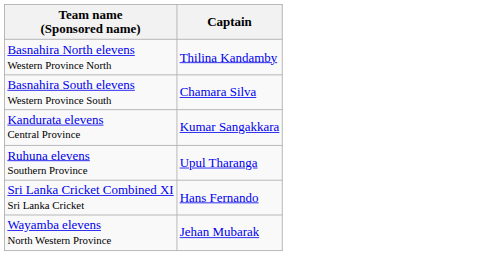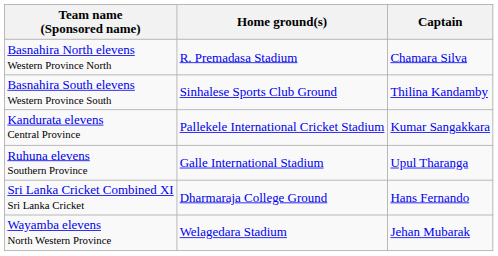+ column: (282, 22)
(228, 57) Thilina Kandamby -> (429, 57) Chamara Silva
(218, 92) Chamara Silva -> (439, 92) Thilina Kandamby
